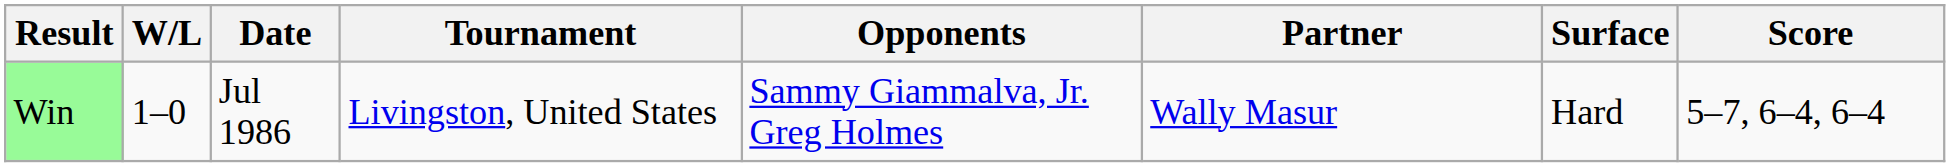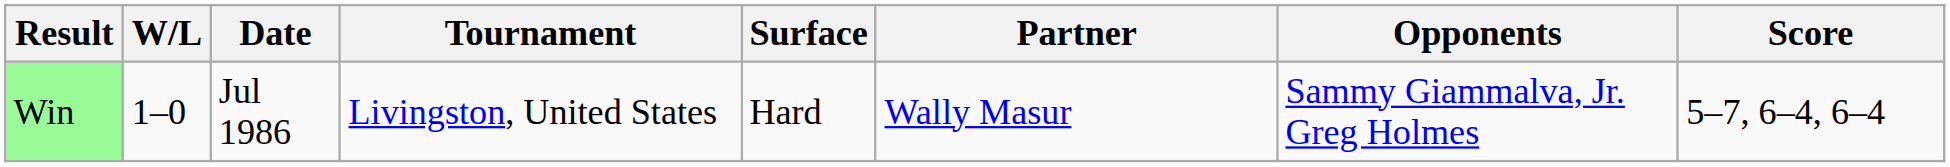columns swapped: (1610, 33) <-> (941, 33)
